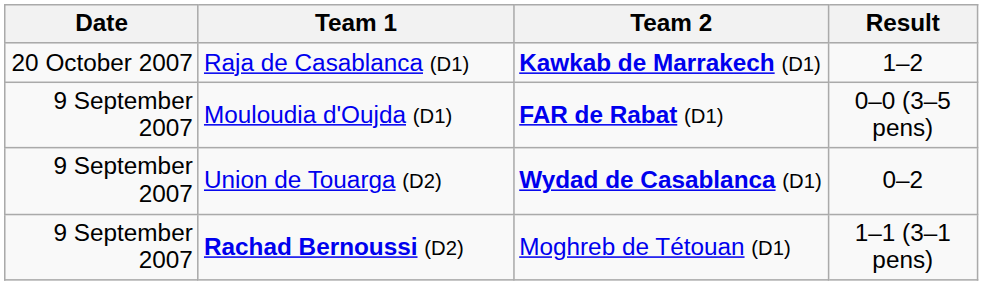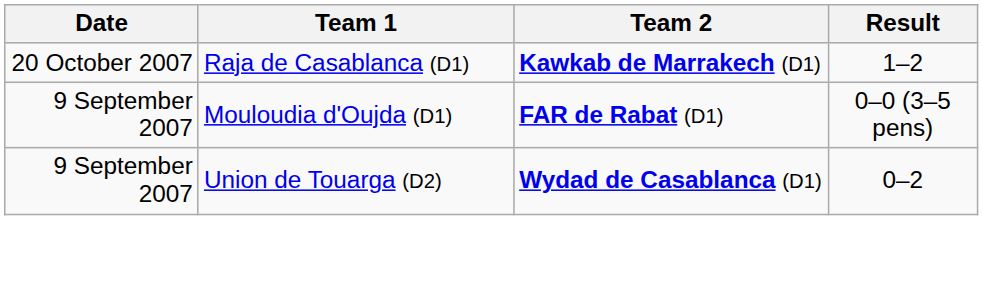- row: (334, 246)
